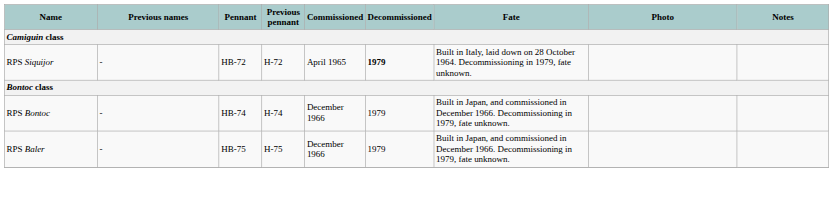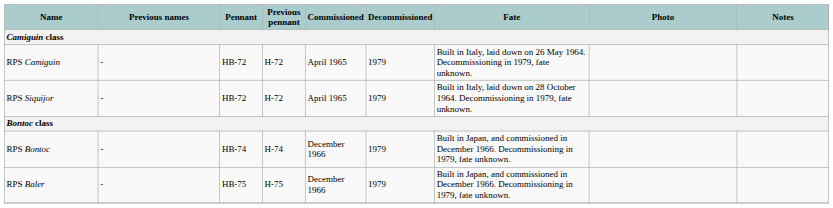+ row: (33, 62)
(376, 62) bold -> (377, 98) normal
